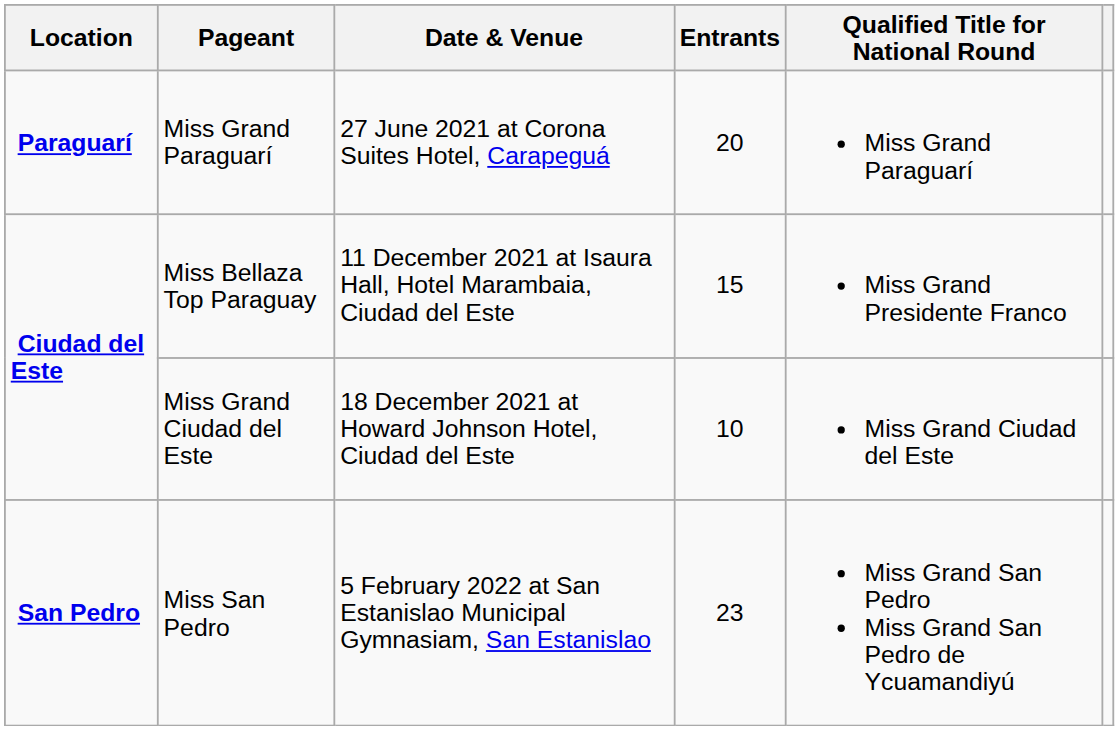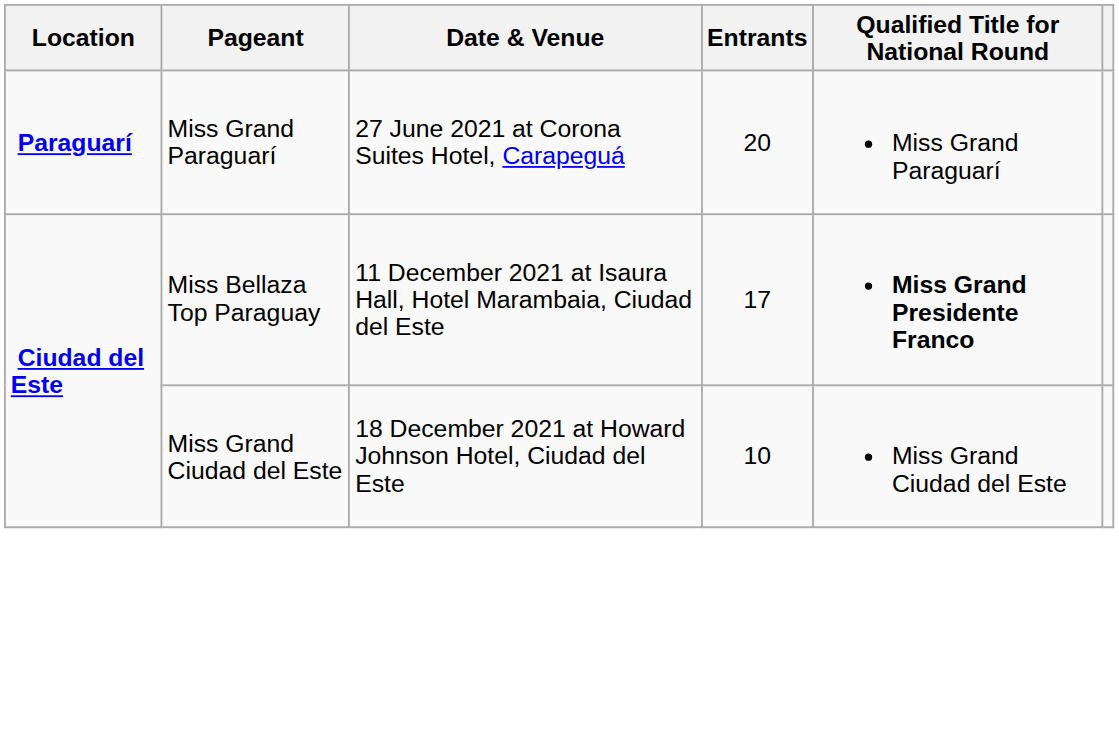(730, 285) 15 -> (757, 299) 17
(944, 299) normal -> (958, 313) bold
- row: (214, 613)
